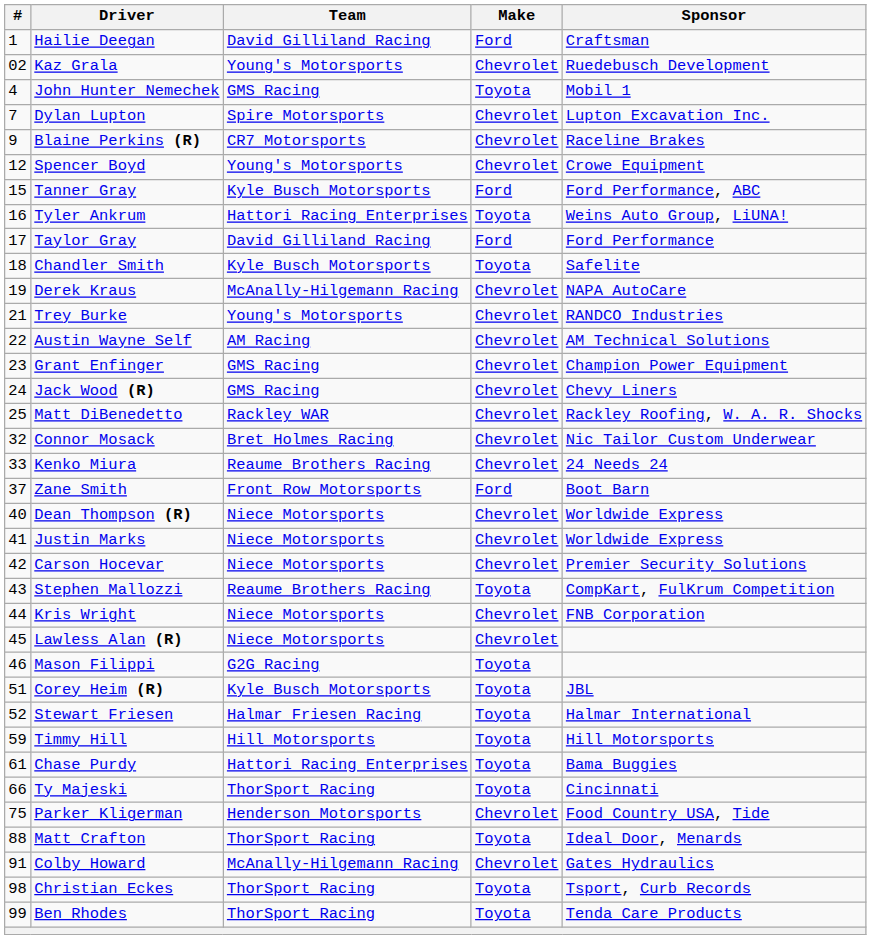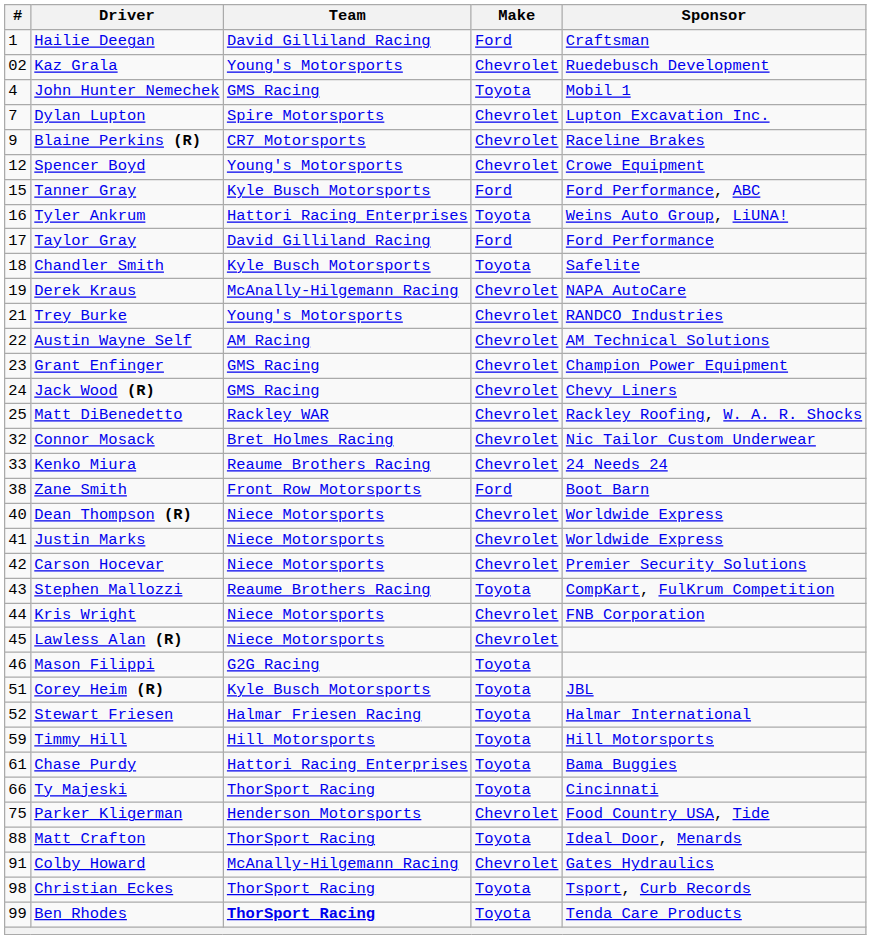(18, 491) 37 -> (18, 491) 38
(301, 915) normal -> (301, 915) bold
